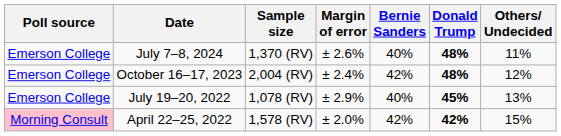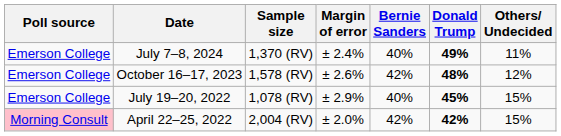(343, 53) ± 2.6% -> (343, 53) ± 2.4%
(455, 53) 48% -> (455, 53) 49%
(281, 75) 2,004 (RV) -> (281, 75) 1,578 (RV)
(343, 75) ± 2.4% -> (343, 75) ± 2.6%
(518, 98) 13% -> (518, 98) 15%
(281, 120) 1,578 (RV) -> (281, 120) 2,004 (RV)
